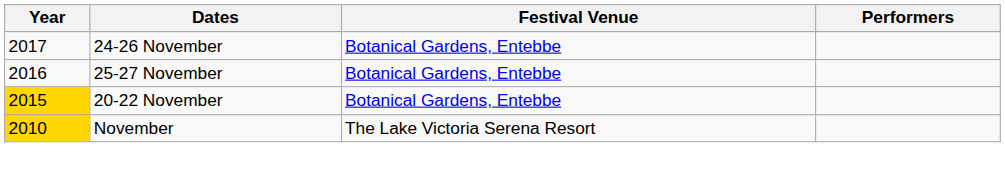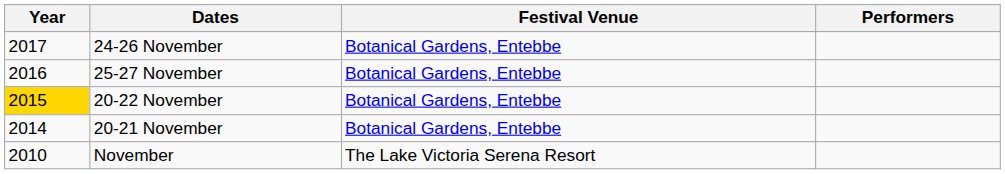+ row: (158, 127)
(28, 127) gold background -> (28, 155) no background
